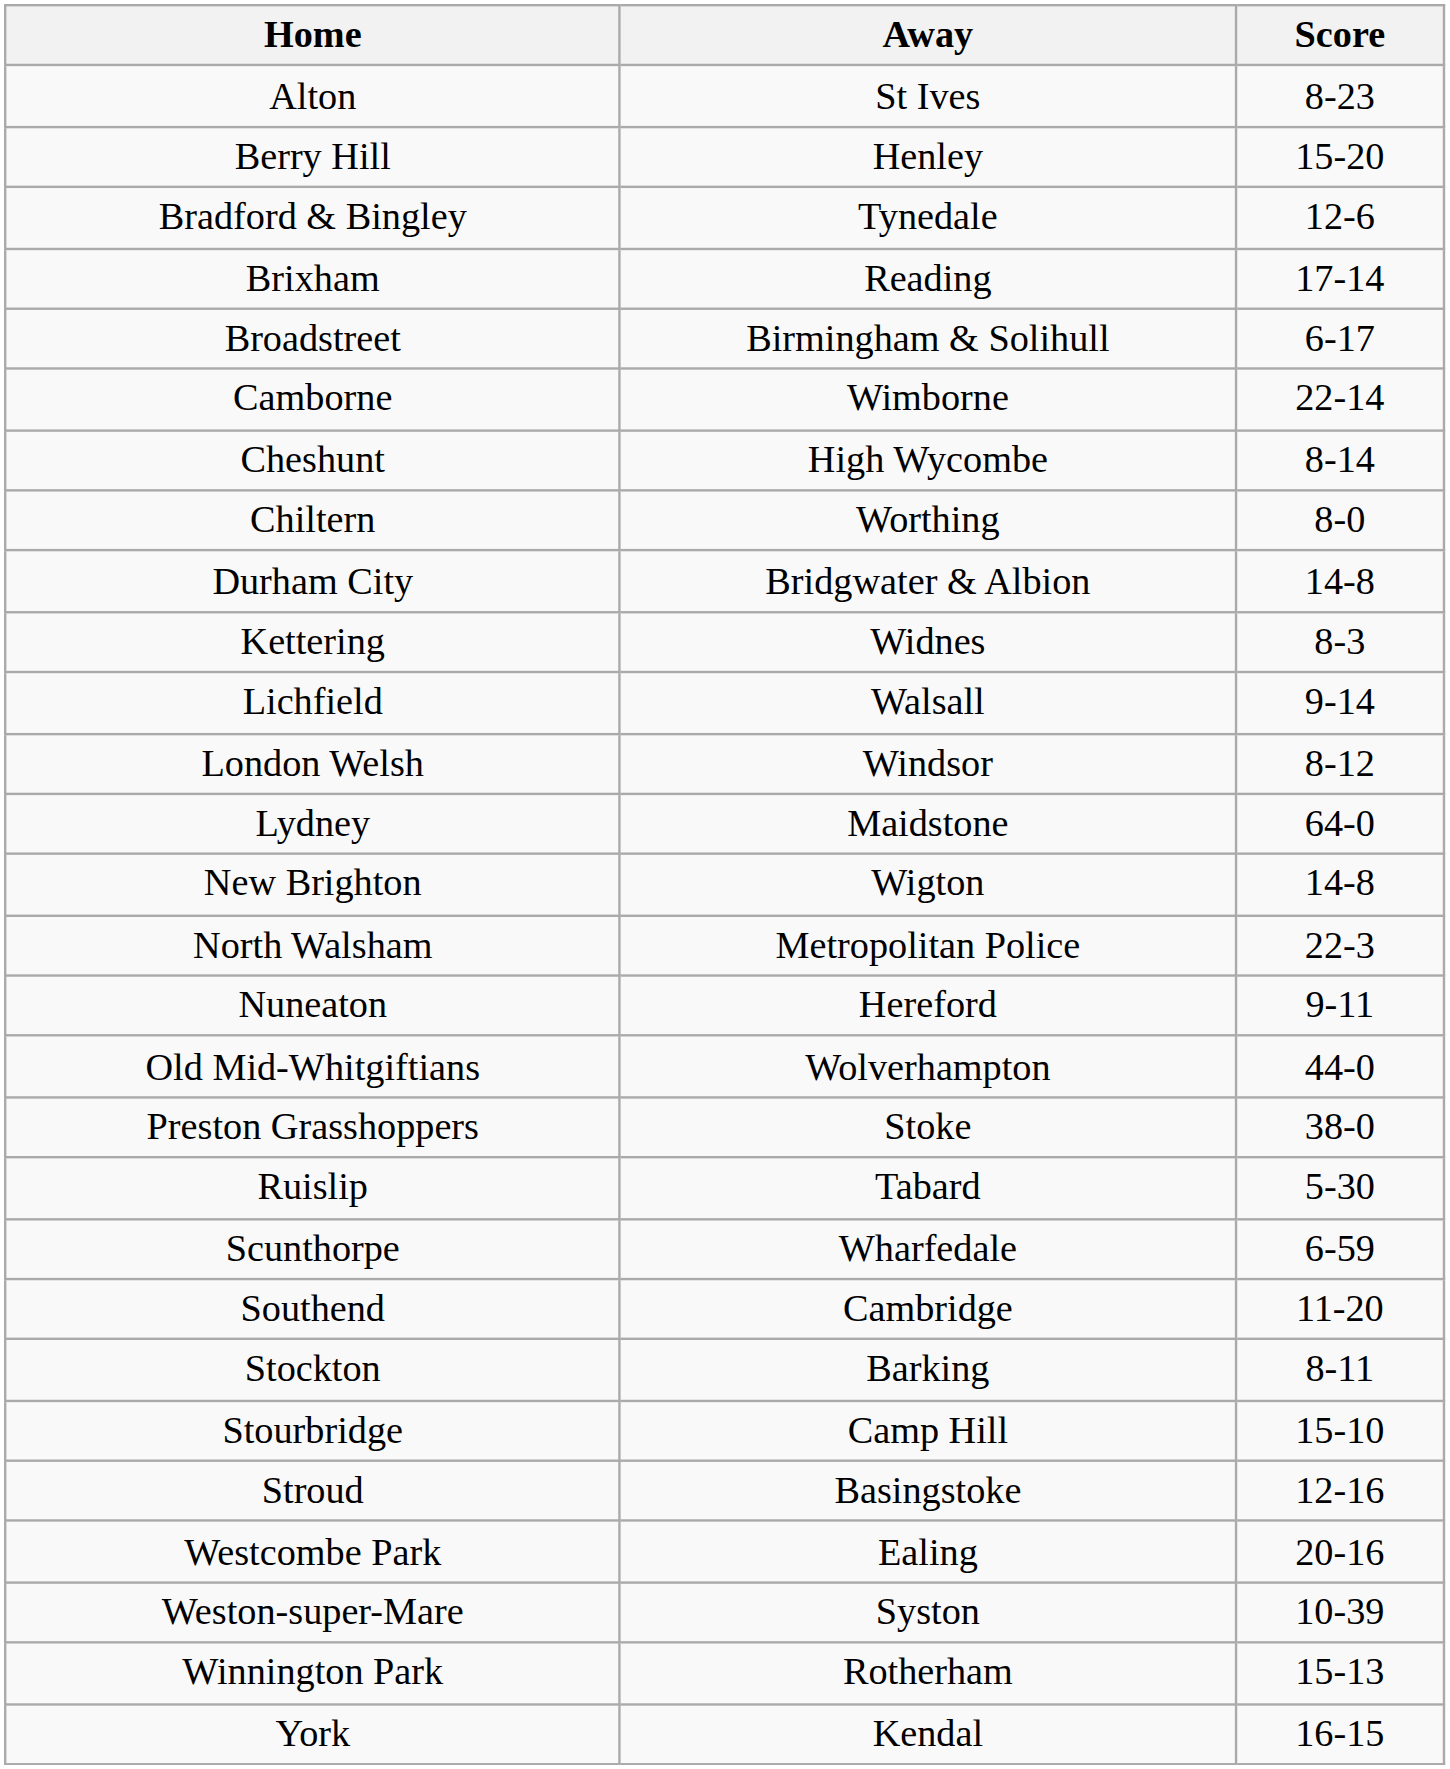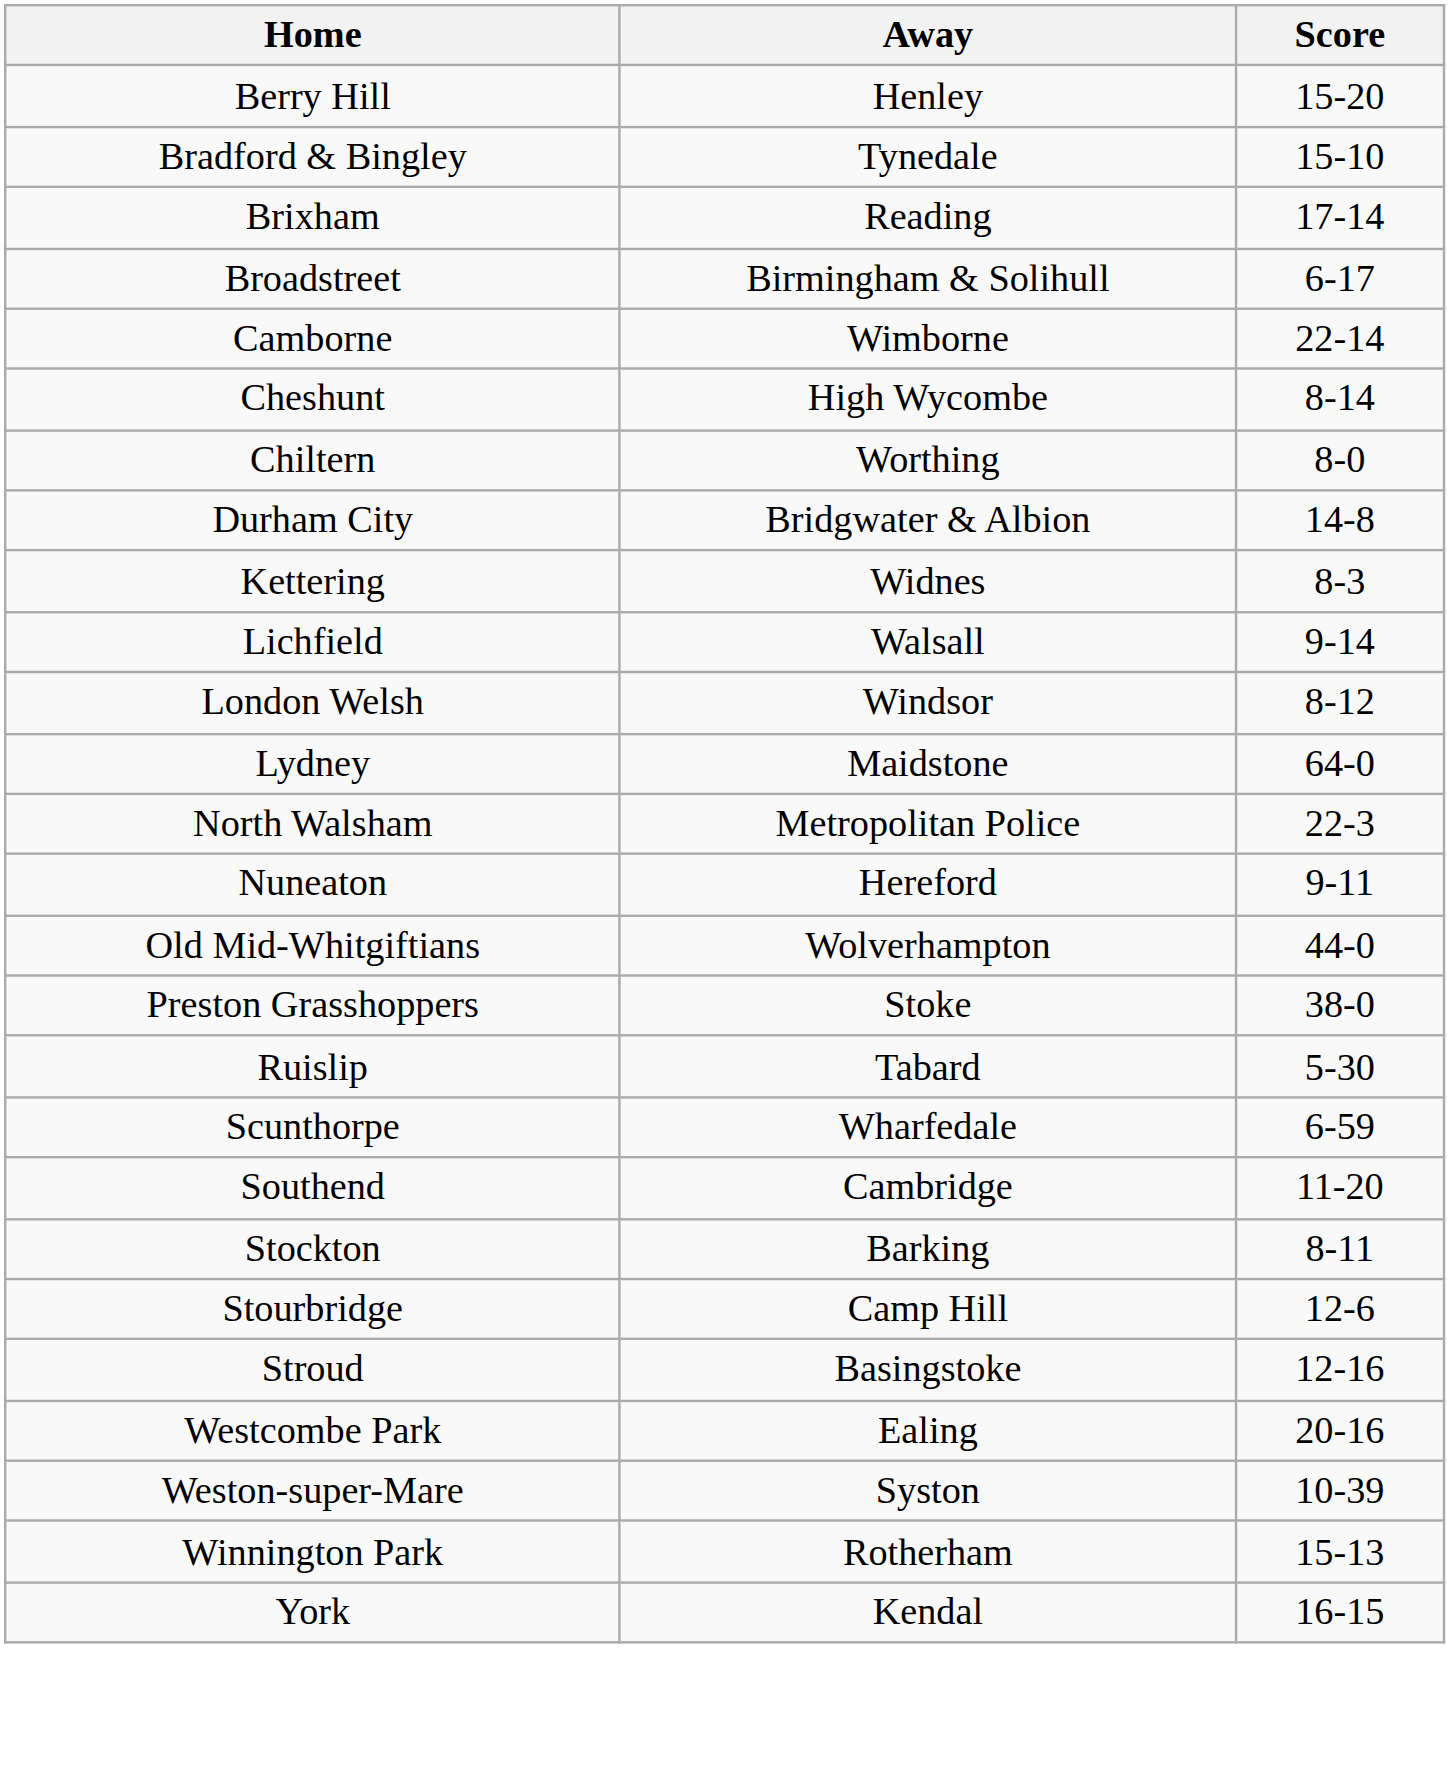- row: (313, 95)
(1340, 216) 12-6 -> (1340, 156) 15-10
- row: (313, 883)
(1340, 1429) 15-10 -> (1340, 1308) 12-6
